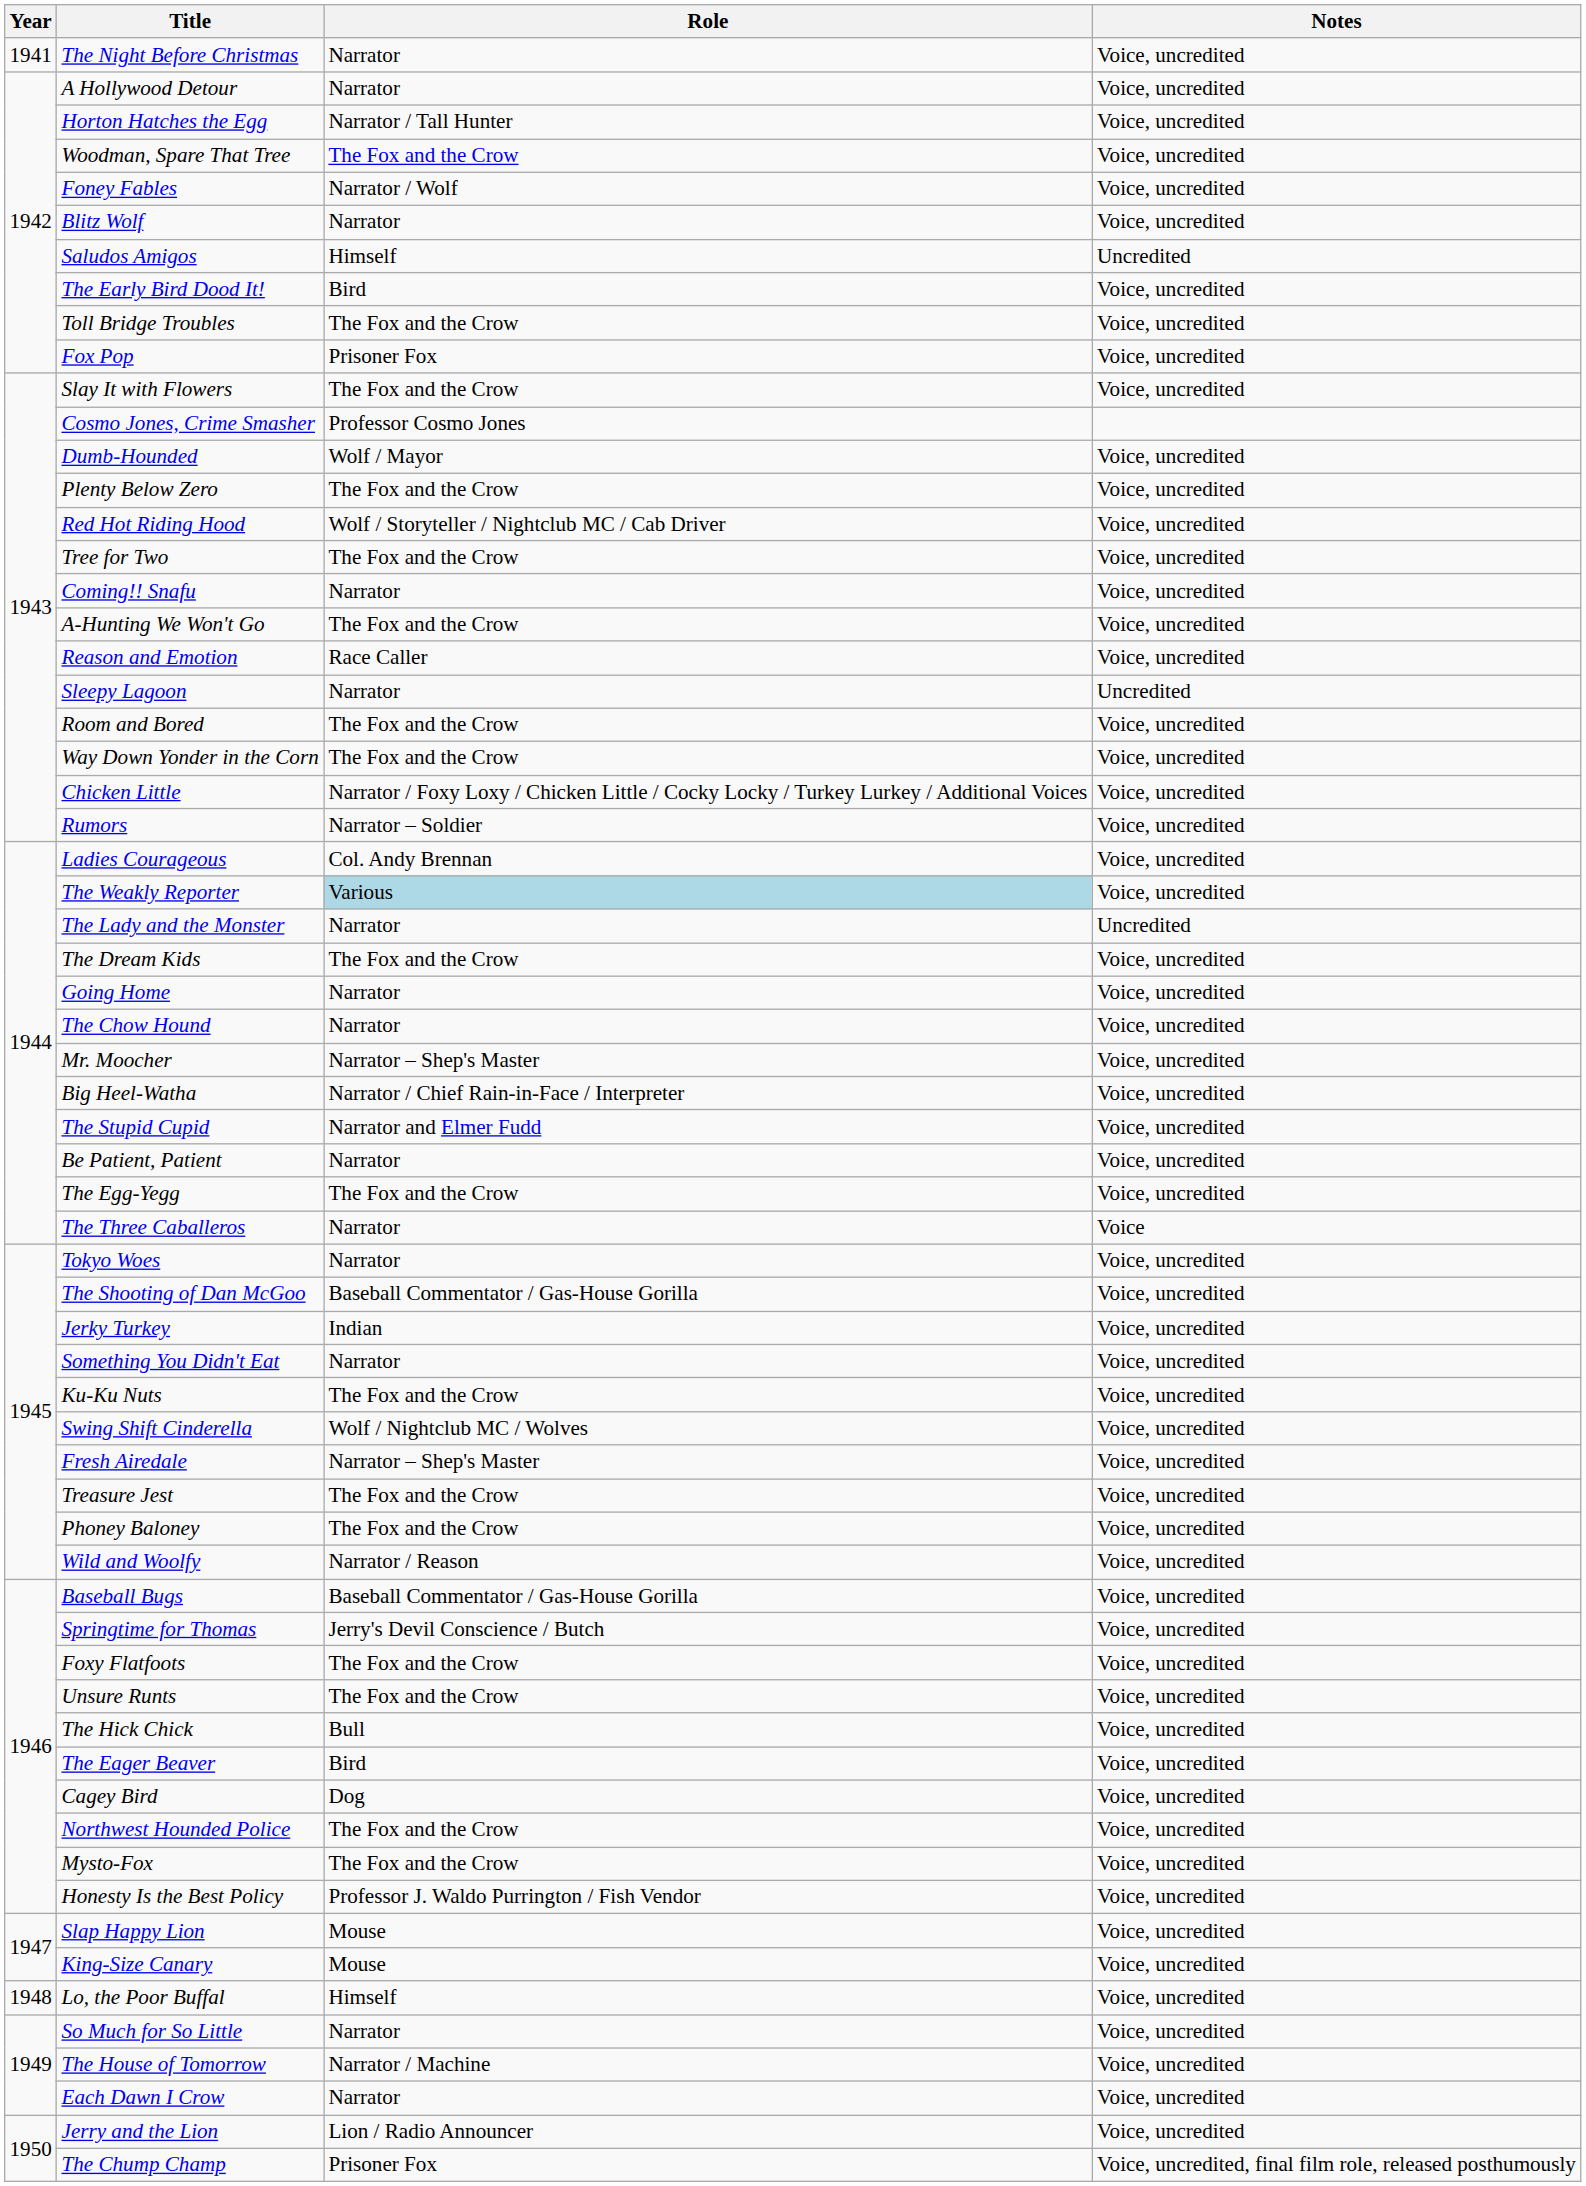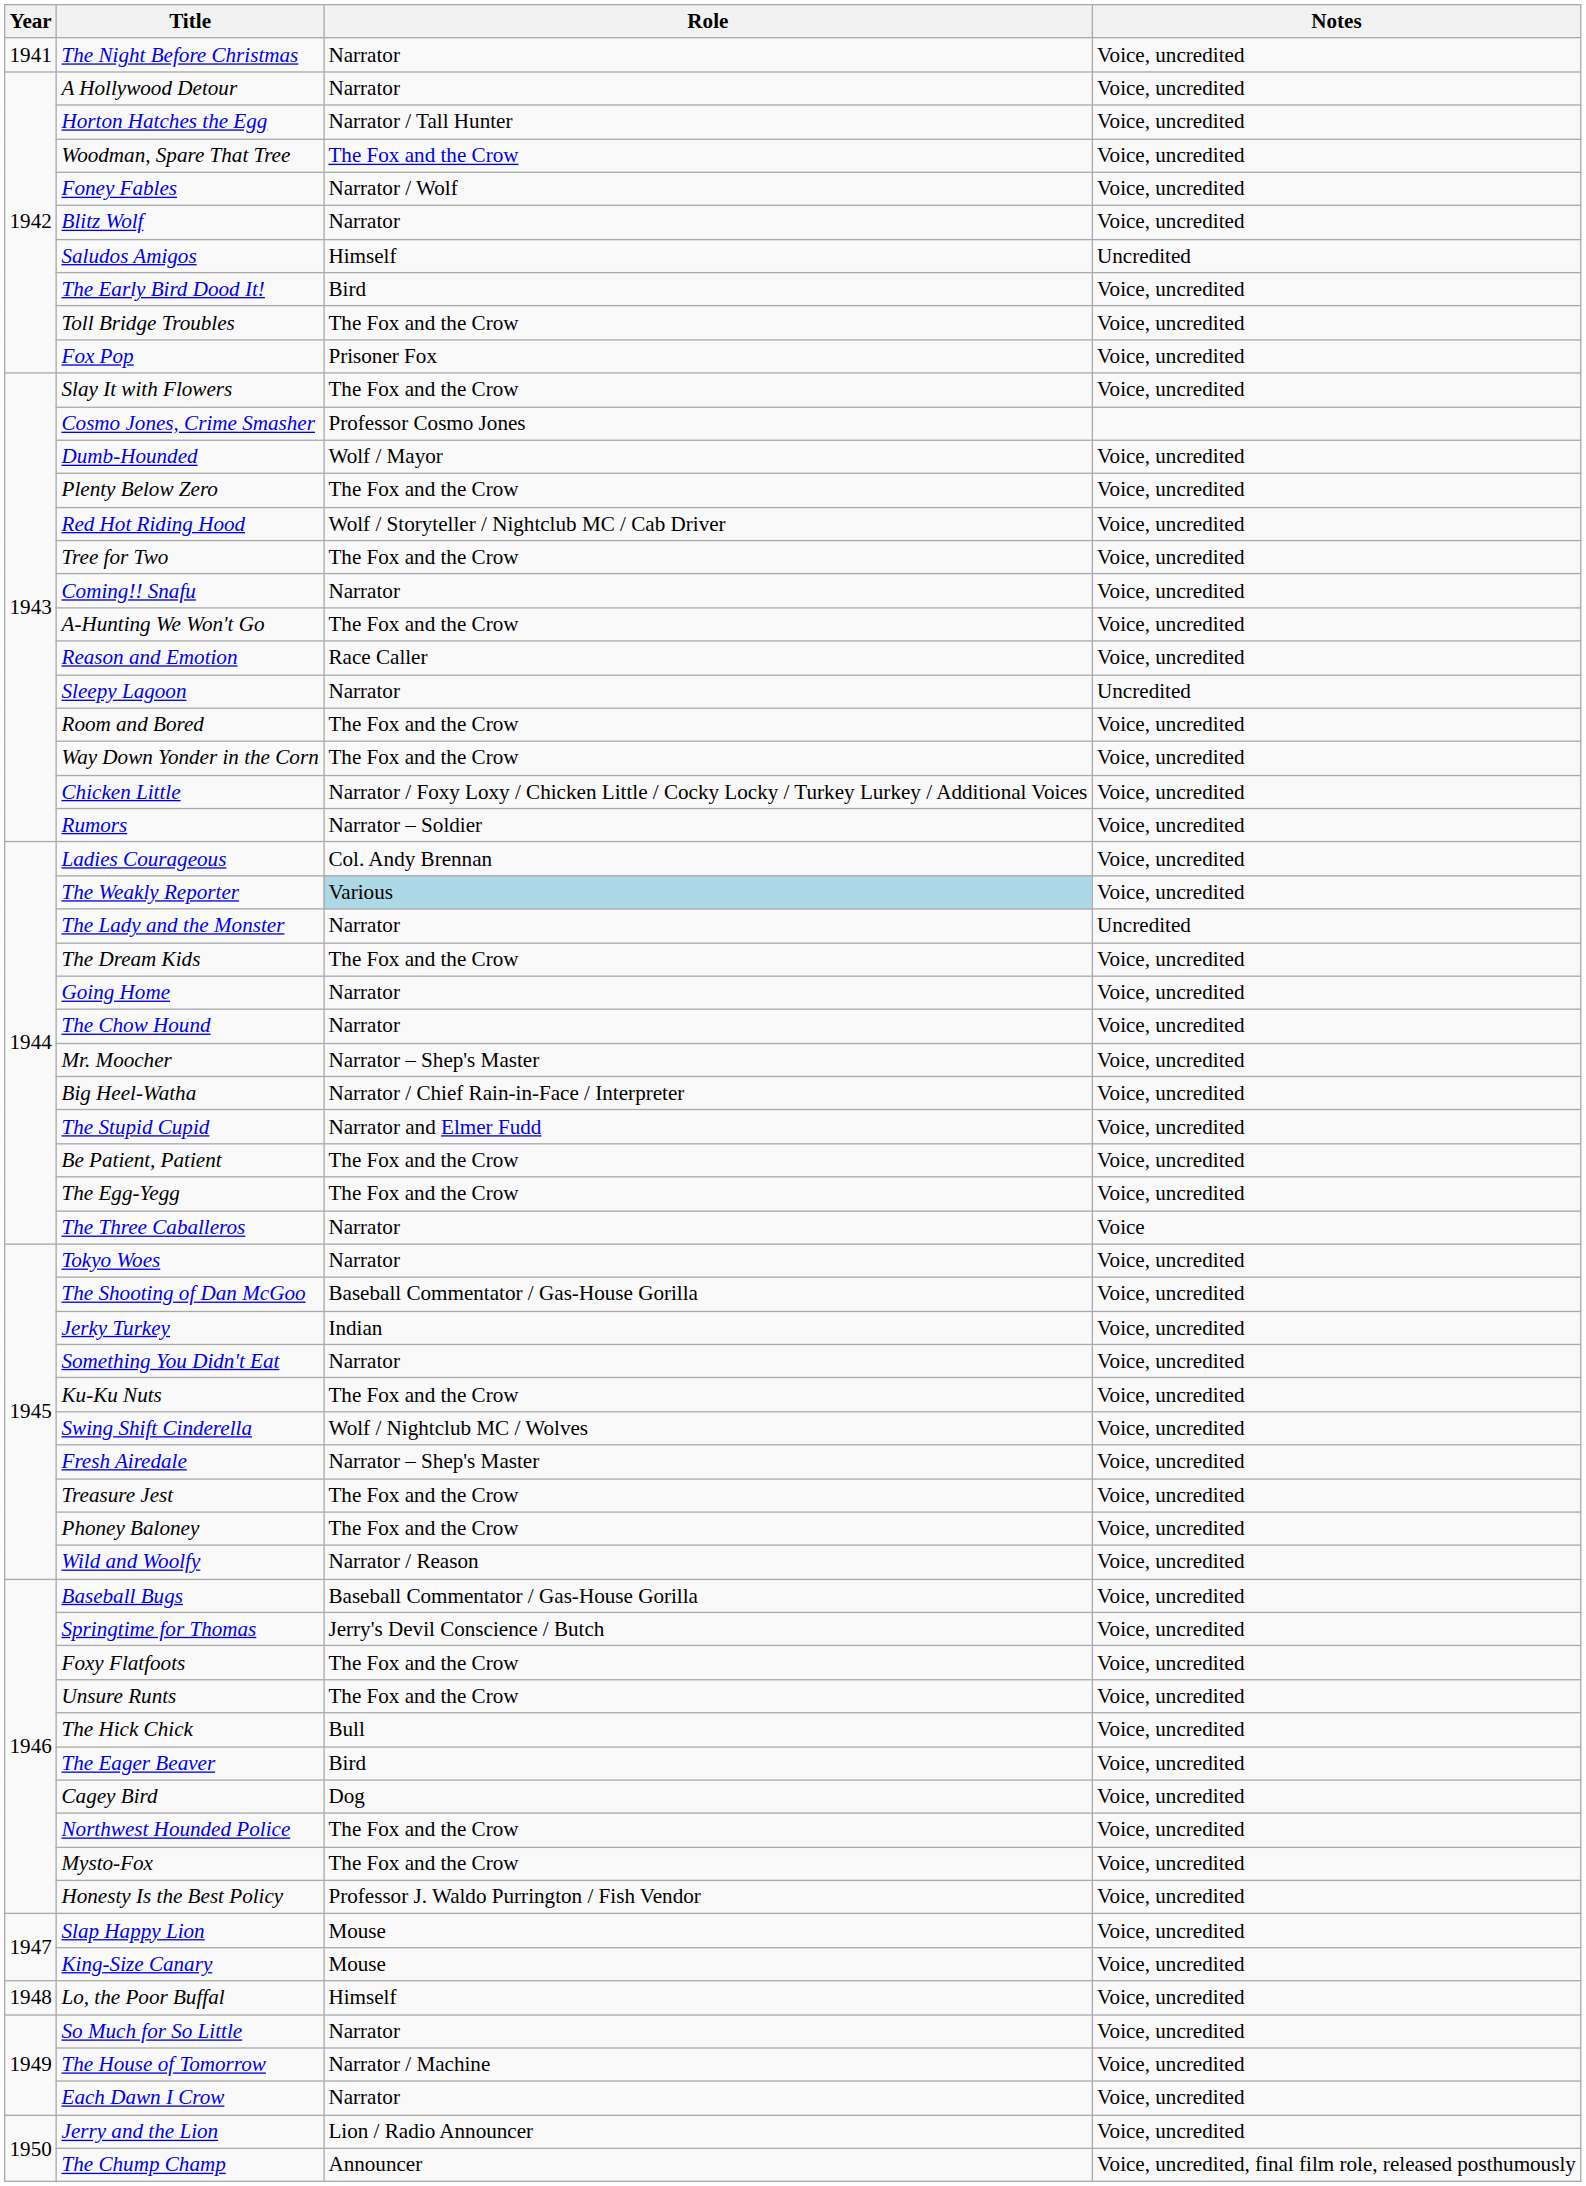(364, 1160) Narrator -> (423, 1160) The Fox and the Crow
(383, 2164) Prisoner Fox -> (375, 2164) Announcer
